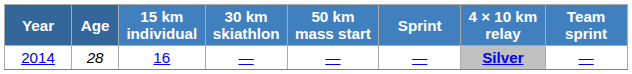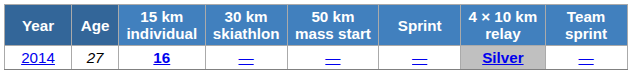(95, 58) 28 -> (95, 58) 27
(162, 58) normal -> (162, 58) bold
